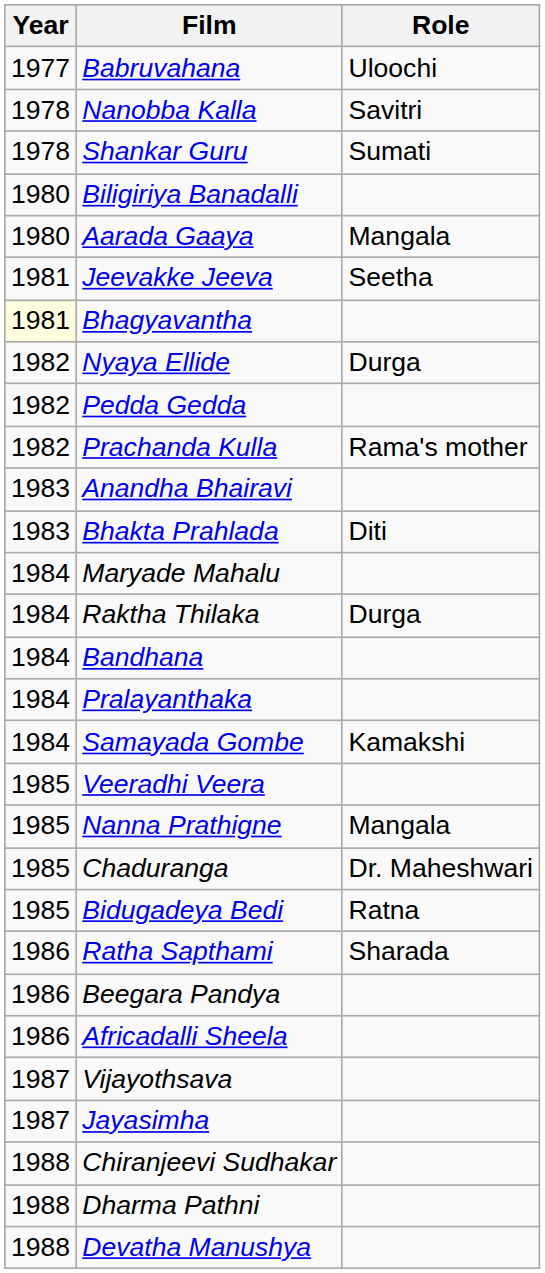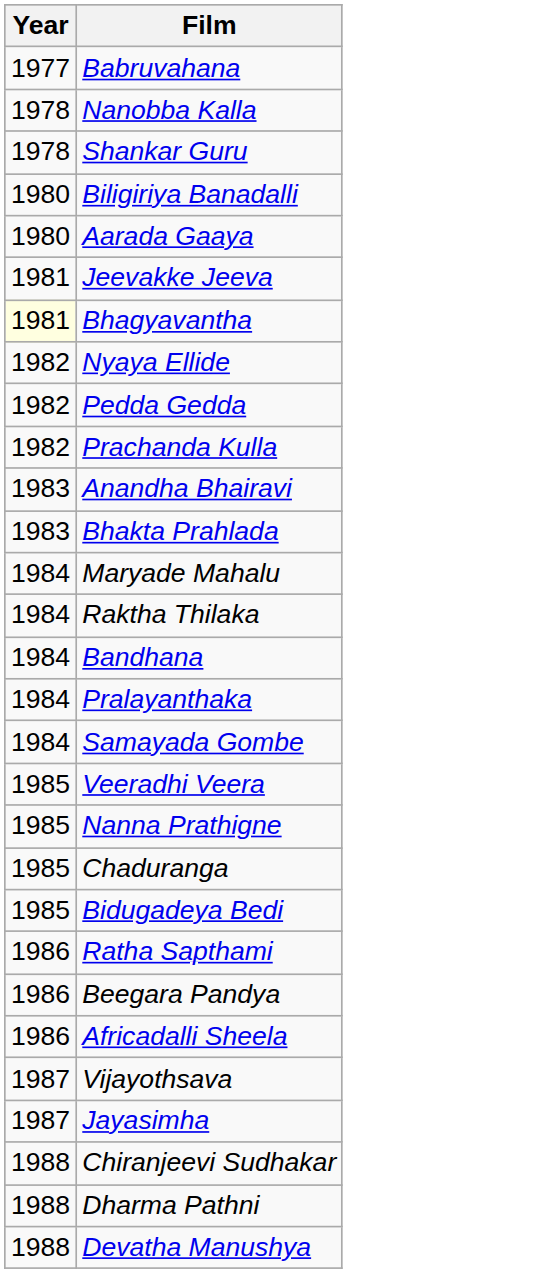- column: (441, 25)
